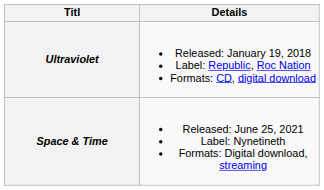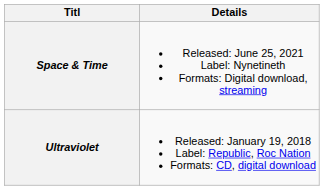rows swapped: (72, 59) <-> (72, 141)
